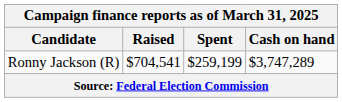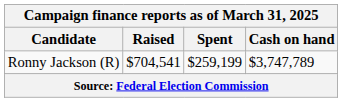(282, 62) $3,747,289 -> (282, 62) $3,747,789
